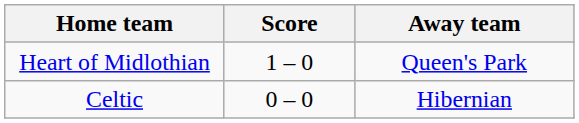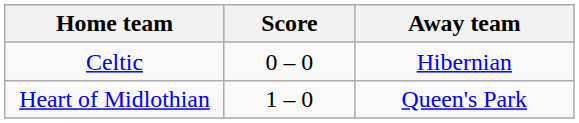rows swapped: (115, 99) <-> (115, 61)
